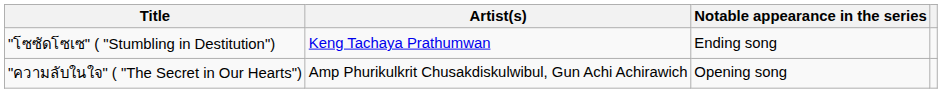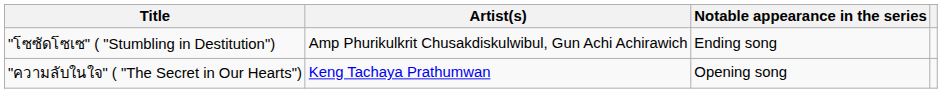(400, 43) Keng Tachaya Prathumwan -> (498, 43) Amp Phurikulkrit Chusakdiskulwibul, Gun Achi Achirawich
(498, 73) Amp Phurikulkrit Chusakdiskulwibul, Gun Achi Achirawich -> (400, 73) Keng Tachaya Prathumwan
